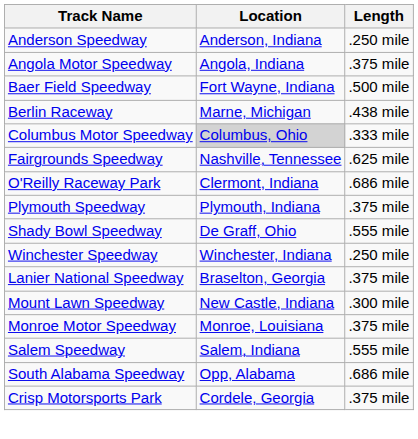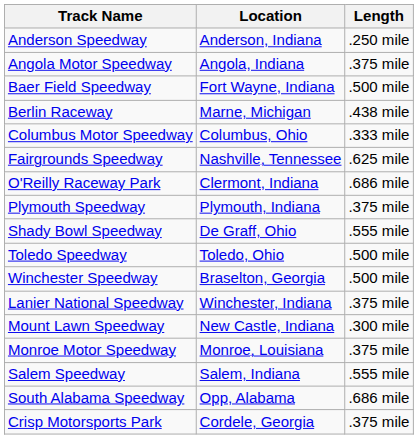(254, 135) lightgrey background -> (254, 135) no background
+ row: (67, 254)
(266, 254) Winchester, Indiana -> (262, 278) Braselton, Georgia
(379, 254) .250 mile -> (379, 278) .500 mile
(262, 278) Braselton, Georgia -> (266, 302) Winchester, Indiana
